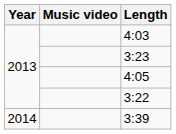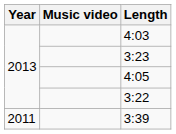(22, 118) 2014 -> (22, 118) 2011
